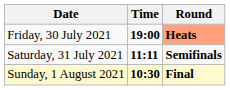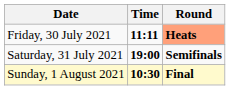(145, 34) 19:00 -> (144, 34) 11:11
(144, 54) 11:11 -> (145, 54) 19:00
